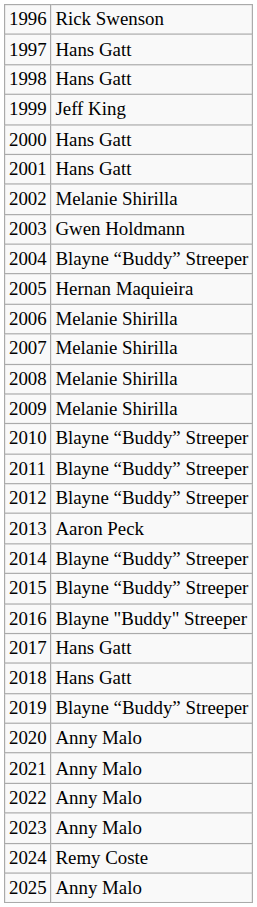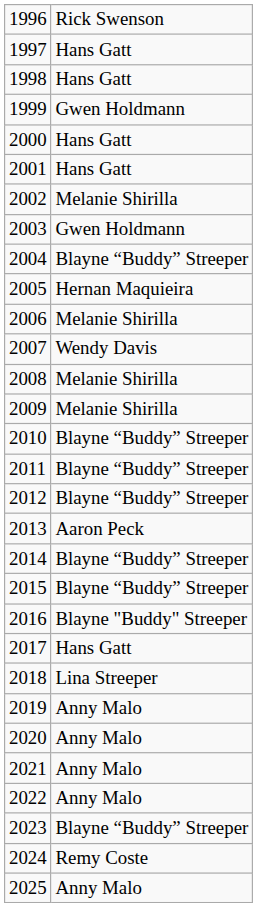(91, 109) Jeff King -> (120, 109) Gwen Holdmann
(116, 348) Melanie Shirilla -> (106, 348) Wendy Davis
(93, 678) Hans Gatt -> (107, 678) Lina Streeper
(152, 708) Blayne “Buddy” Streeper -> (99, 708) Anny Malo
(99, 827) Anny Malo -> (152, 827) Blayne “Buddy” Streeper
